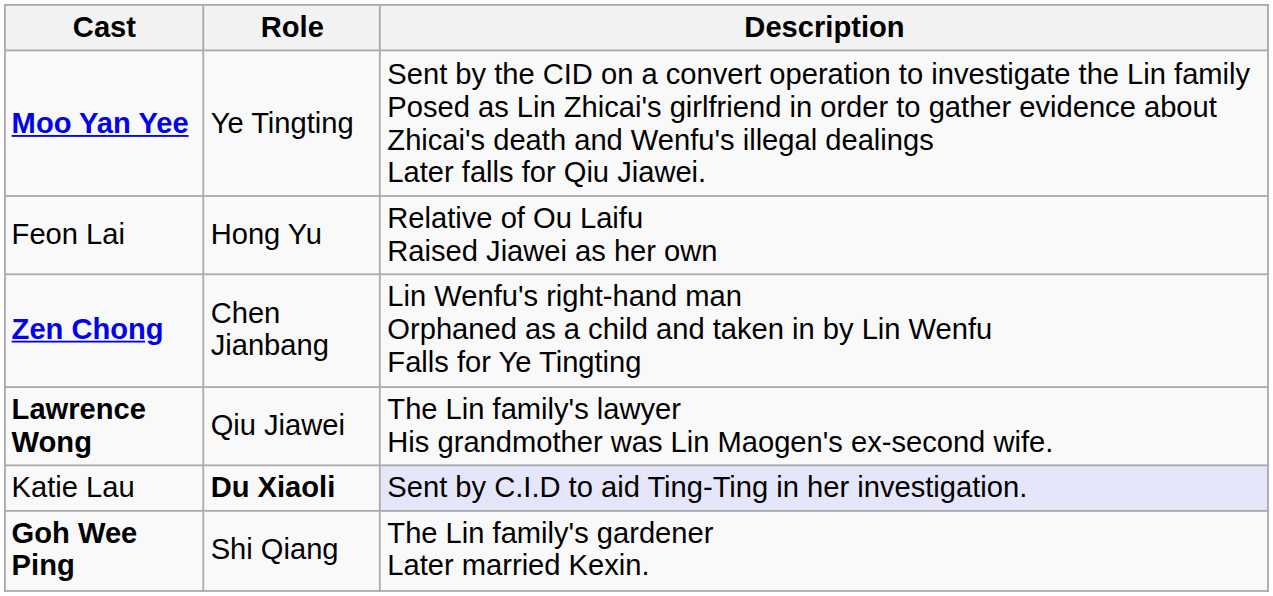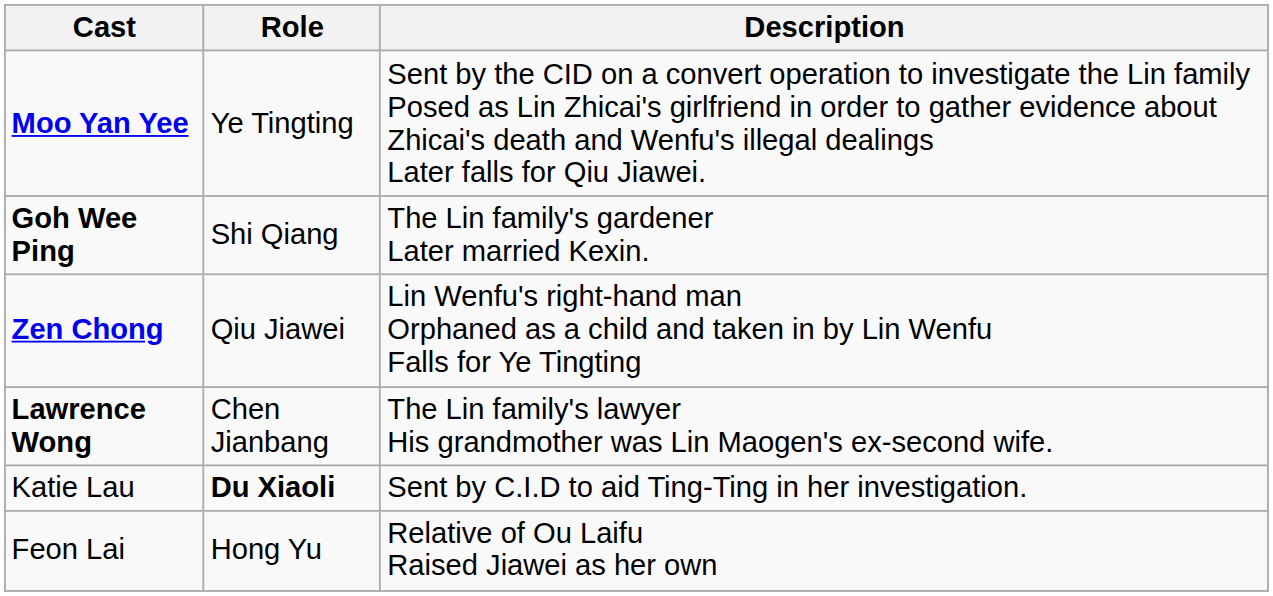rows swapped: (74, 550) <-> (68, 234)
(270, 329) Chen Jianbang -> (278, 329) Qiu Jiawei
(278, 425) Qiu Jiawei -> (270, 425) Chen Jianbang
(707, 487) lavender background -> (707, 487) no background
